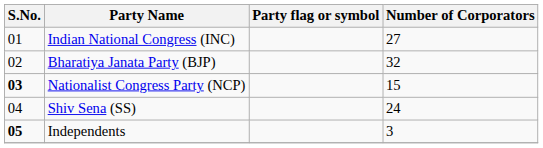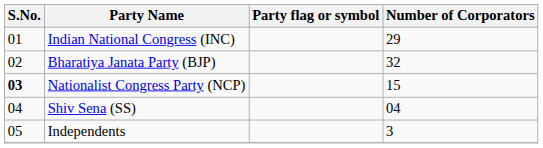(393, 39) 27 -> (393, 39) 29
(393, 108) 24 -> (393, 108) 04
(15, 131) bold -> (15, 131) normal
